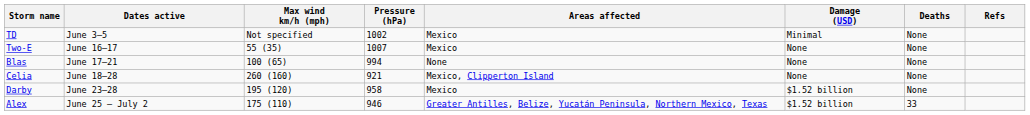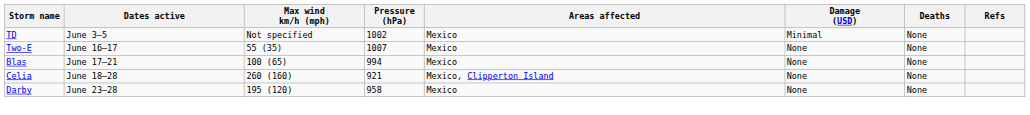(437, 62) None -> (442, 62) Mexico
(820, 90) $1.52 billion -> (797, 90) None
- row: (17, 104)
